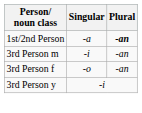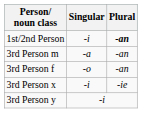(87, 38) -a -> (87, 38) -i
(87, 54) -i -> (87, 54) -a
+ row: (31, 85)
